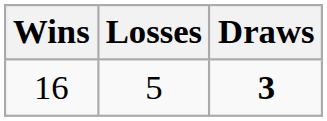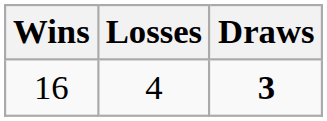(154, 87) 5 -> (154, 87) 4
